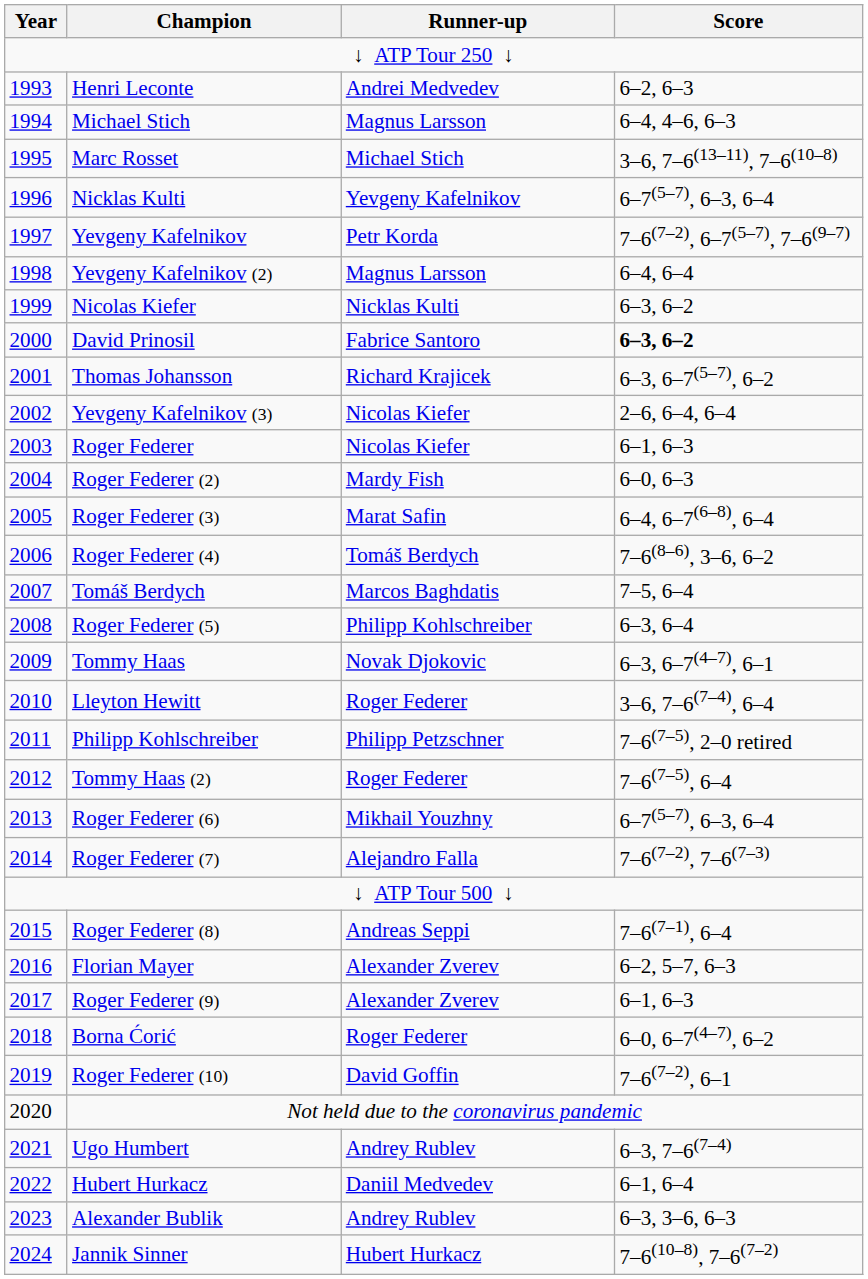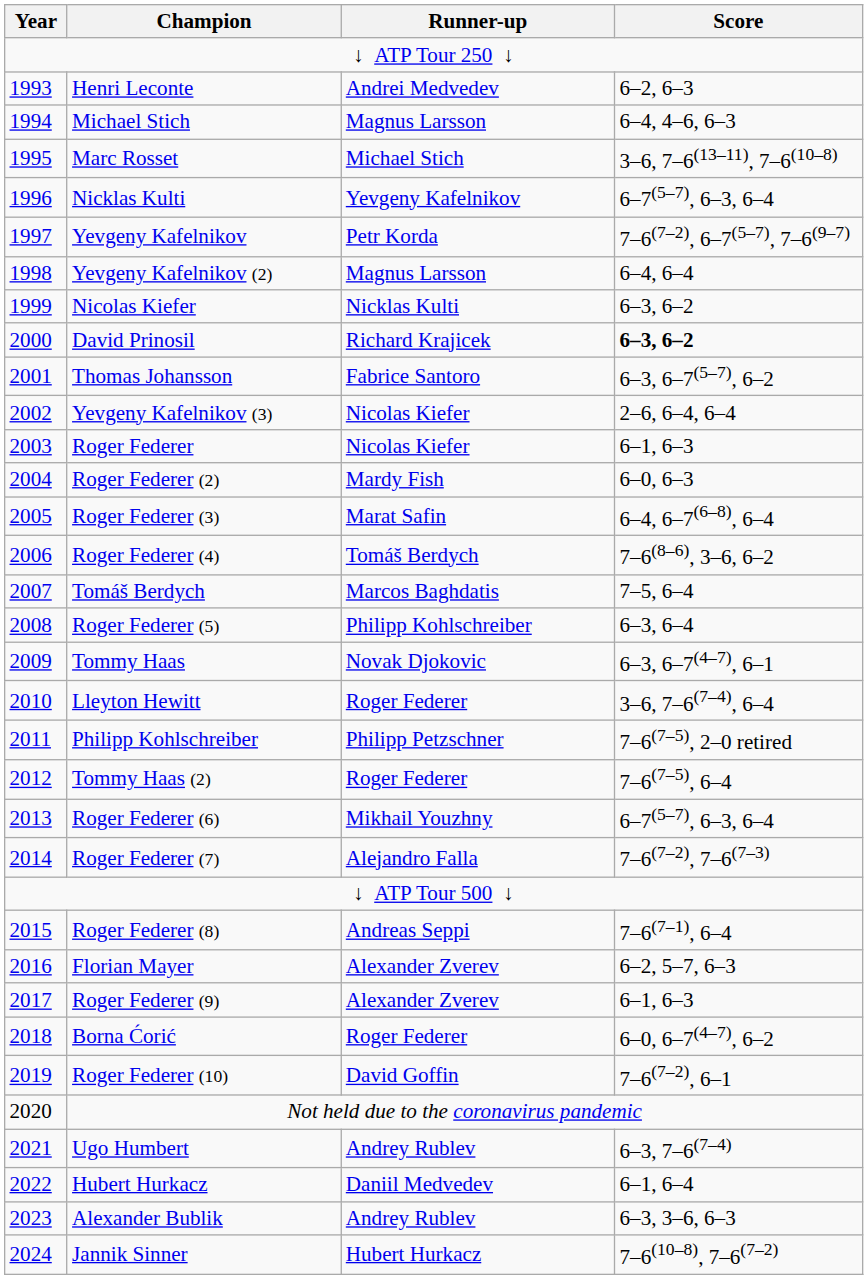(413, 339) Fabrice Santoro -> (418, 339) Richard Krajicek
(418, 376) Richard Krajicek -> (413, 376) Fabrice Santoro
